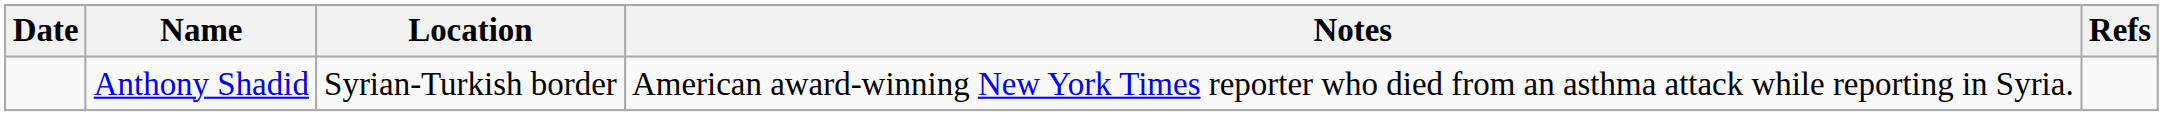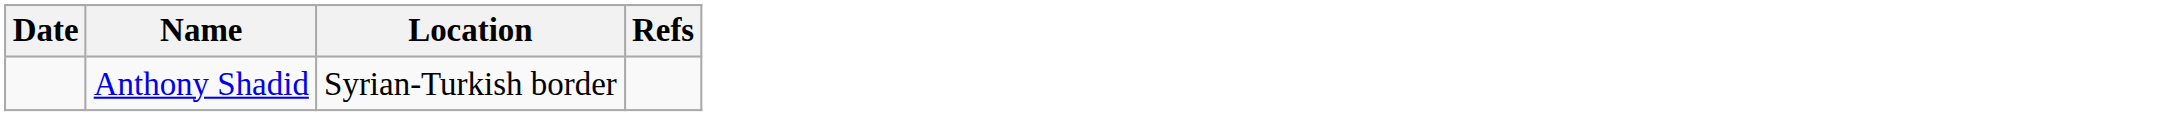- column: (1353, 30)
